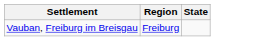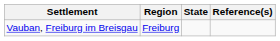+ column: (243, 12)
